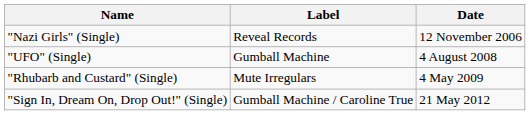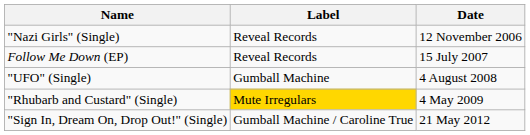+ row: (68, 57)
(275, 78) no background -> (275, 99) gold background
